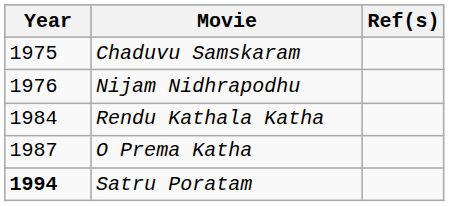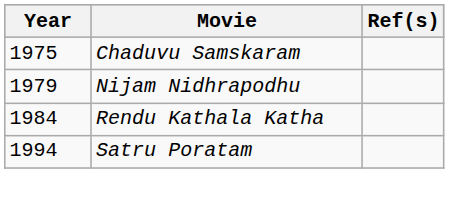(34, 86) 1976 -> (34, 86) 1979
- row: (174, 152)
(34, 184) bold -> (34, 152) normal
